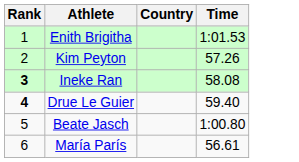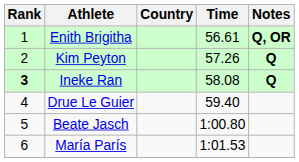+ column: (271, 15)
(222, 37) 1:01.53 -> (222, 37) 56.61
(24, 102) bold -> (24, 102) normal
(222, 146) 56.61 -> (222, 146) 1:01.53
